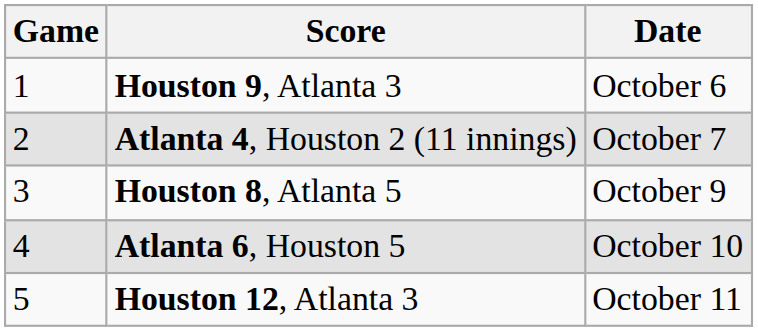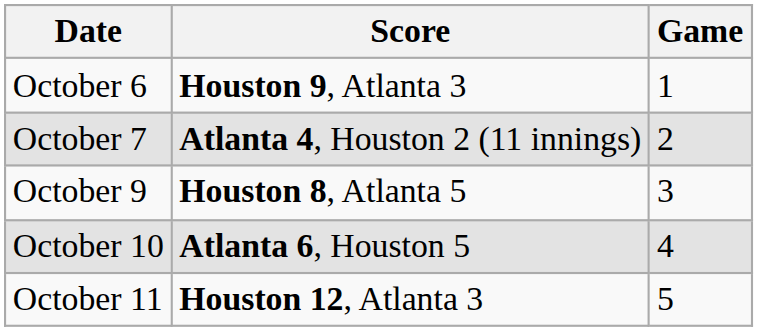columns swapped: (56, 31) <-> (668, 31)
